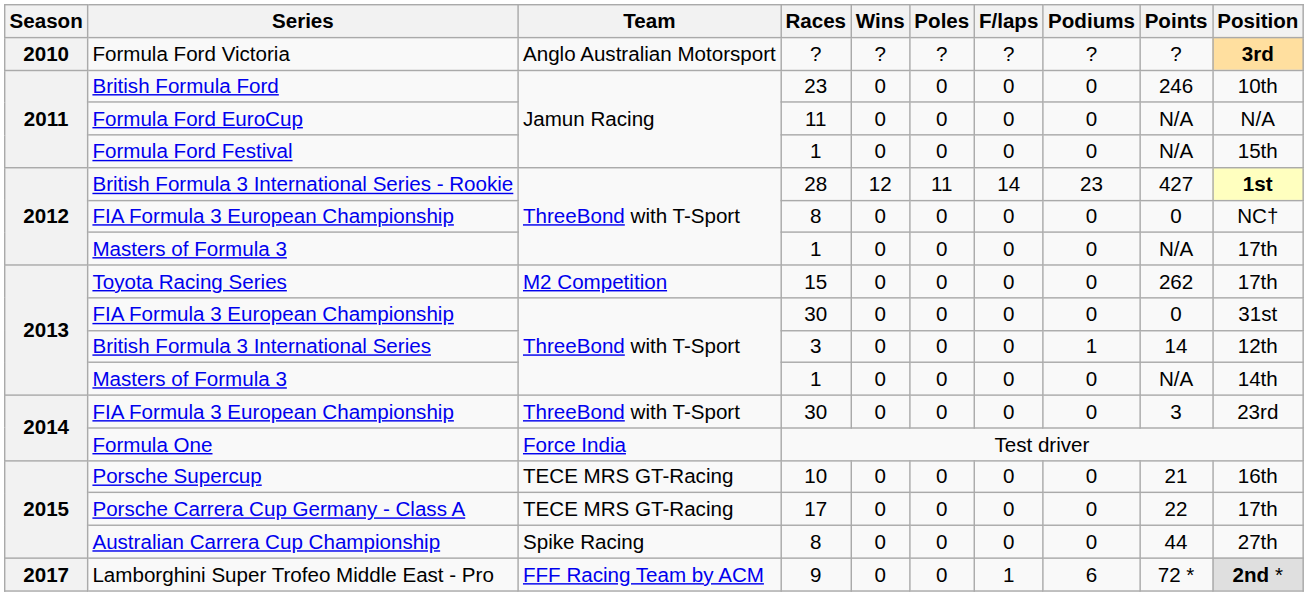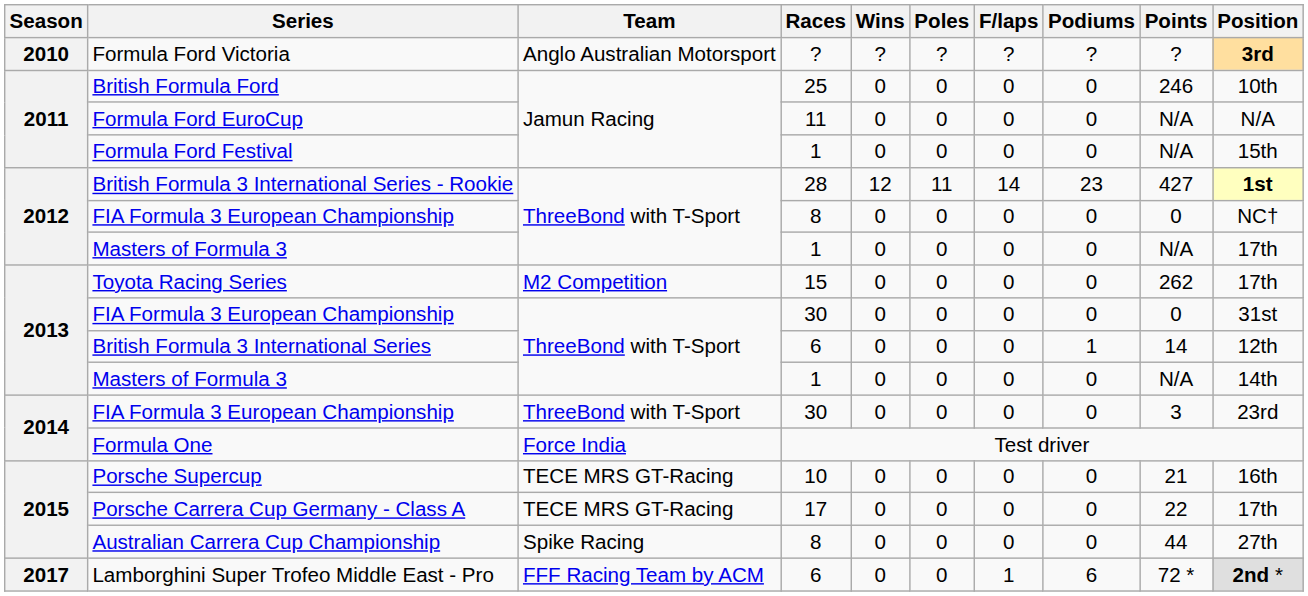(816, 86) 23 -> (816, 86) 25
(816, 347) 3 -> (816, 347) 6
(816, 574) 9 -> (816, 574) 6
